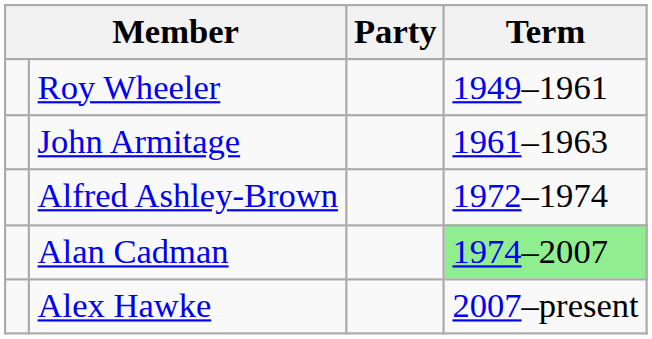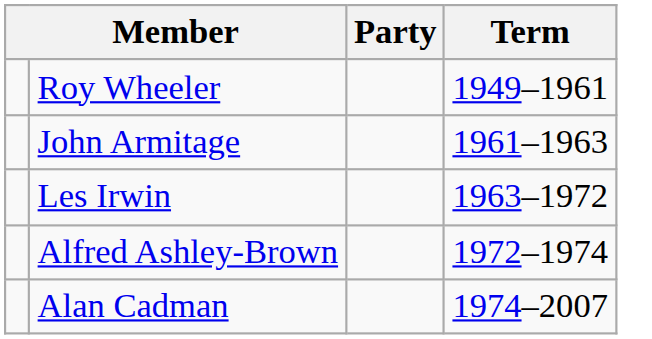+ row: (104, 196)
(530, 251) lightgreen background -> (530, 305) no background
- row: (124, 305)
